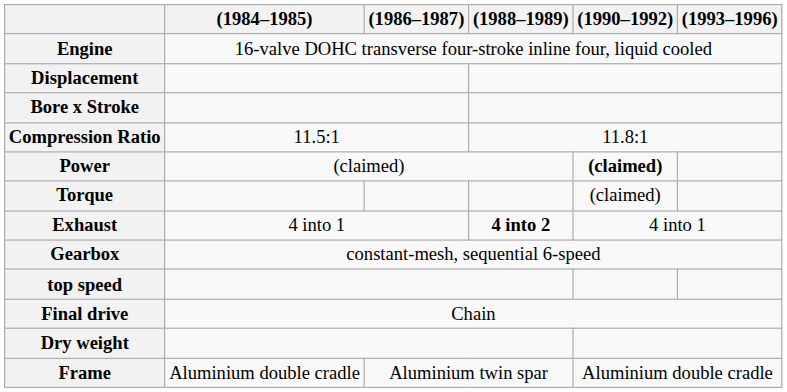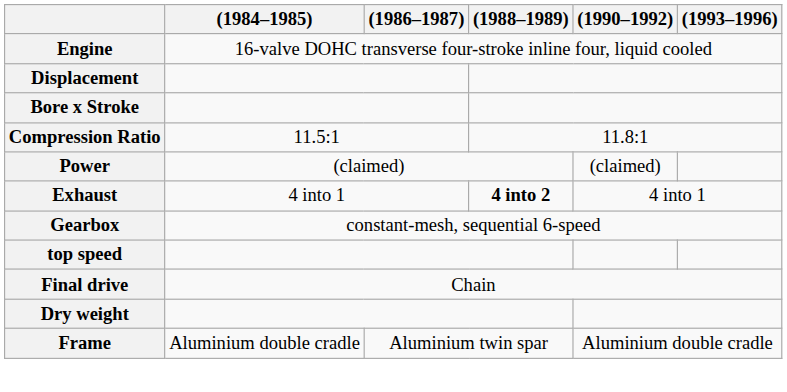(625, 166) bold -> (625, 166) normal
- row: (85, 195)
